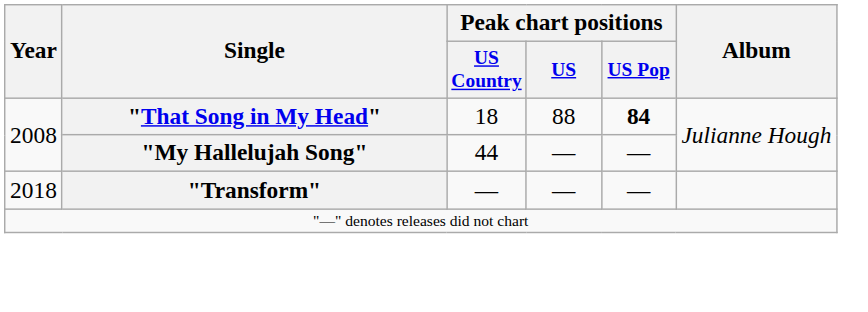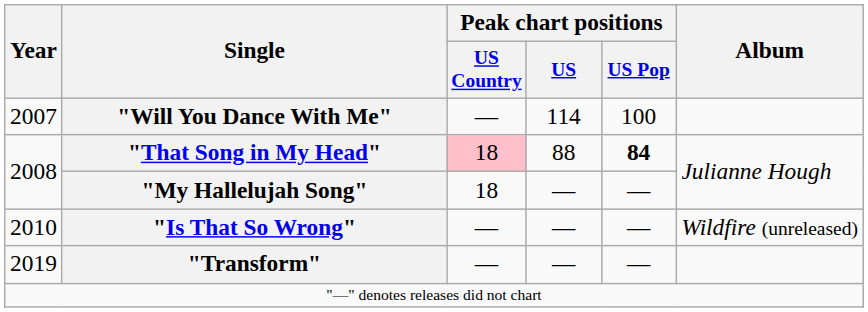+ row: (254, 116)
(486, 116) no background -> (486, 153) pink background
(486, 153) 44 -> (486, 190) 18
+ row: (254, 227)
(33, 190) 2018 -> (33, 264) 2019
